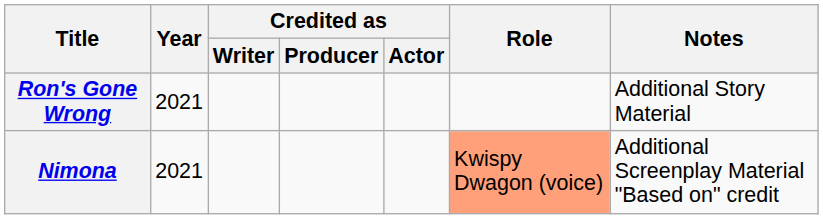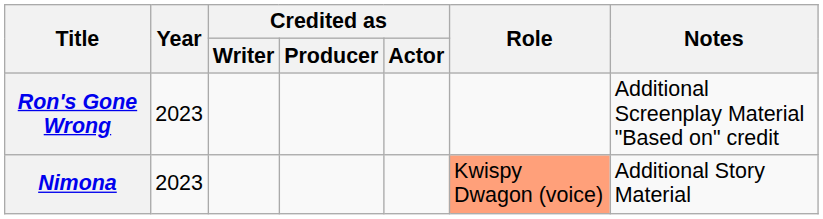(179, 101) 2021 -> (179, 113) 2023
(690, 101) Additional Story Material -> (709, 113) Additional Screenplay Material "Based on" credit
(179, 171) 2021 -> (179, 183) 2023
(709, 171) Additional Screenplay Material "Based on" credit -> (690, 183) Additional Story Material
